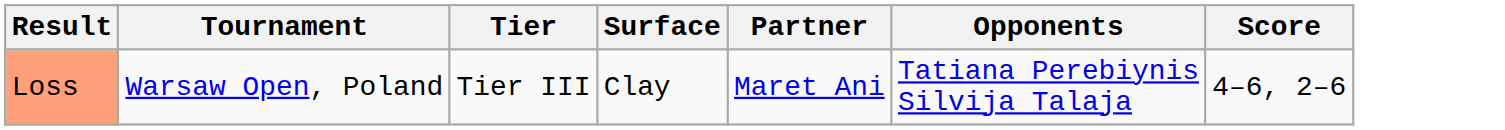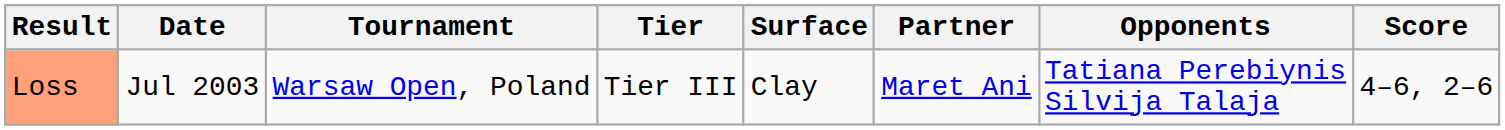+ column: (192, 27)
